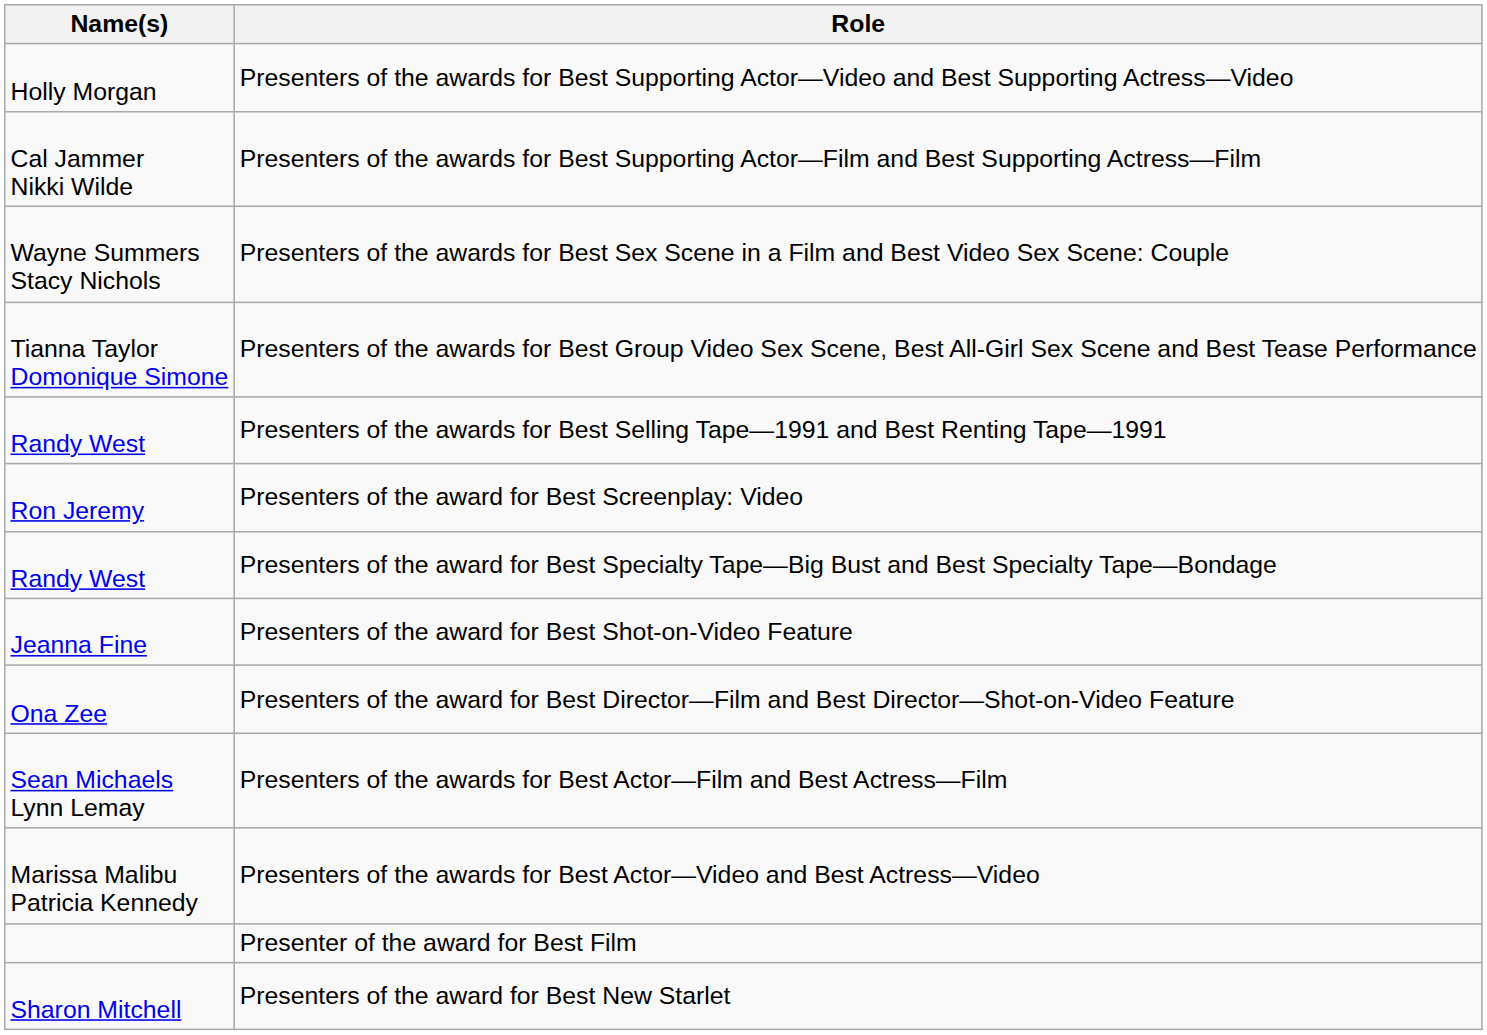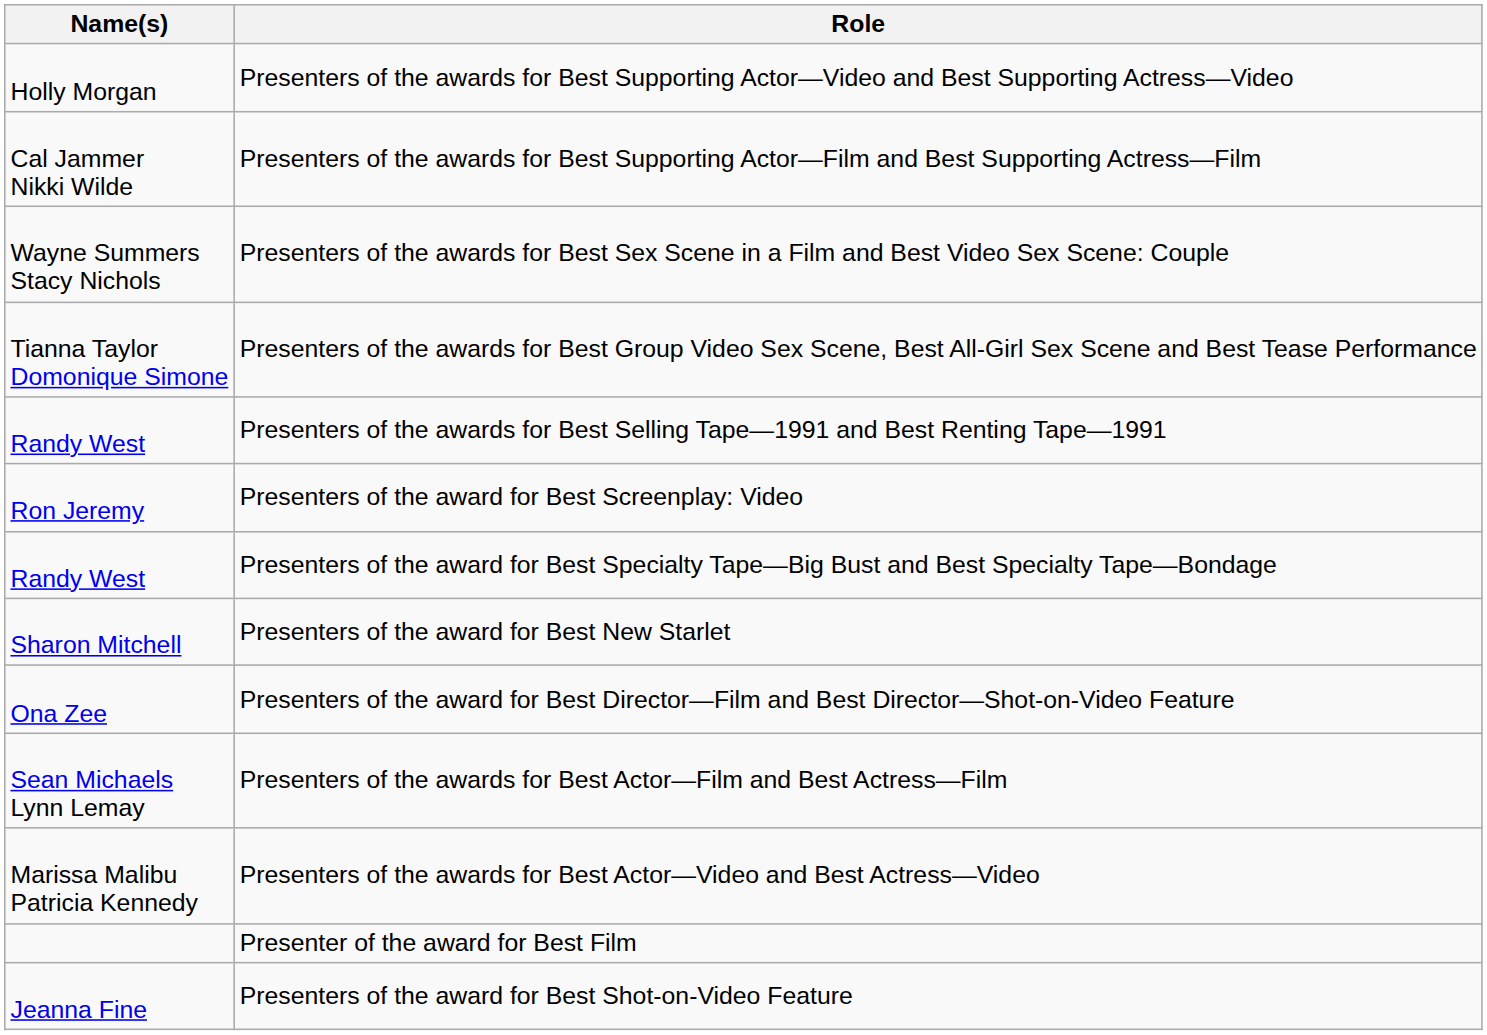rows swapped: (485, 995) <-> (546, 631)
